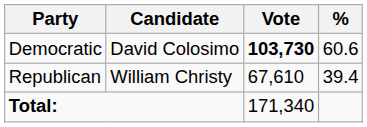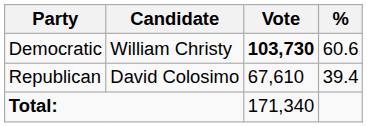(175, 48) David Colosimo -> (171, 48) William Christy
(171, 77) William Christy -> (175, 77) David Colosimo
